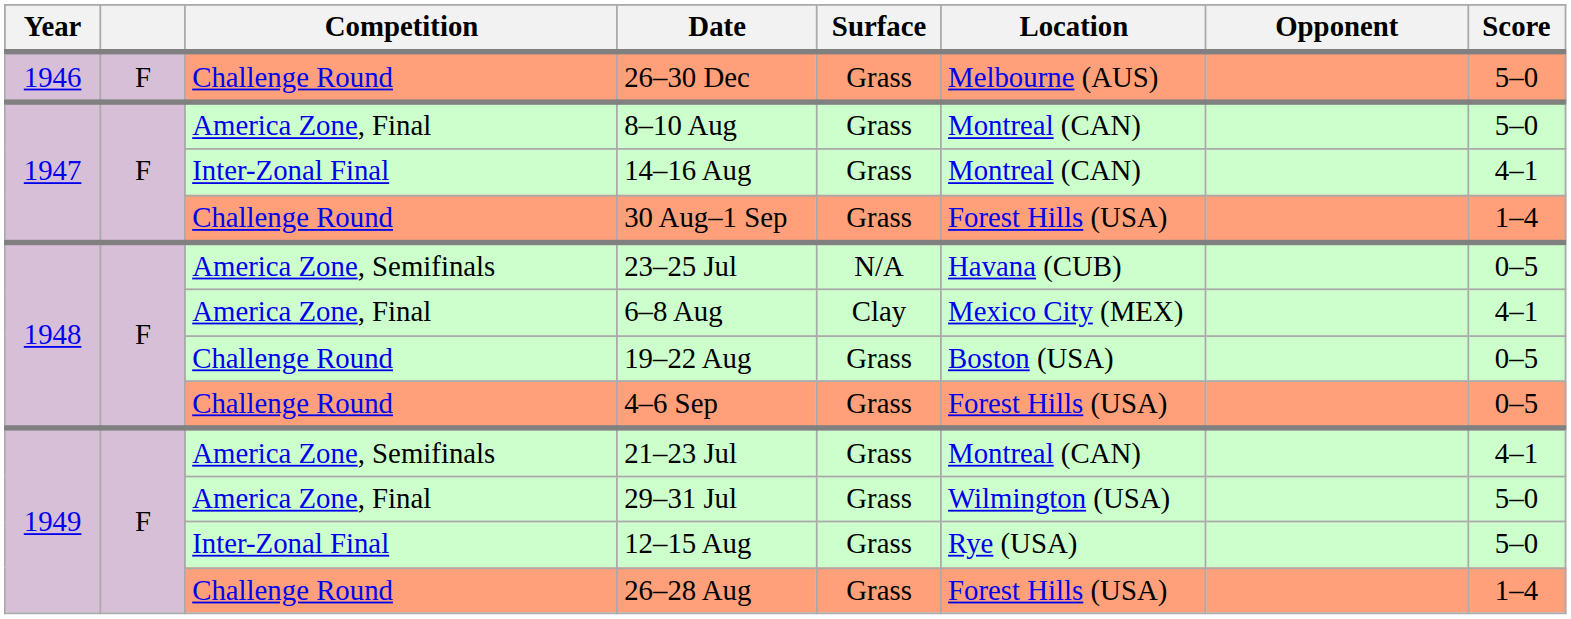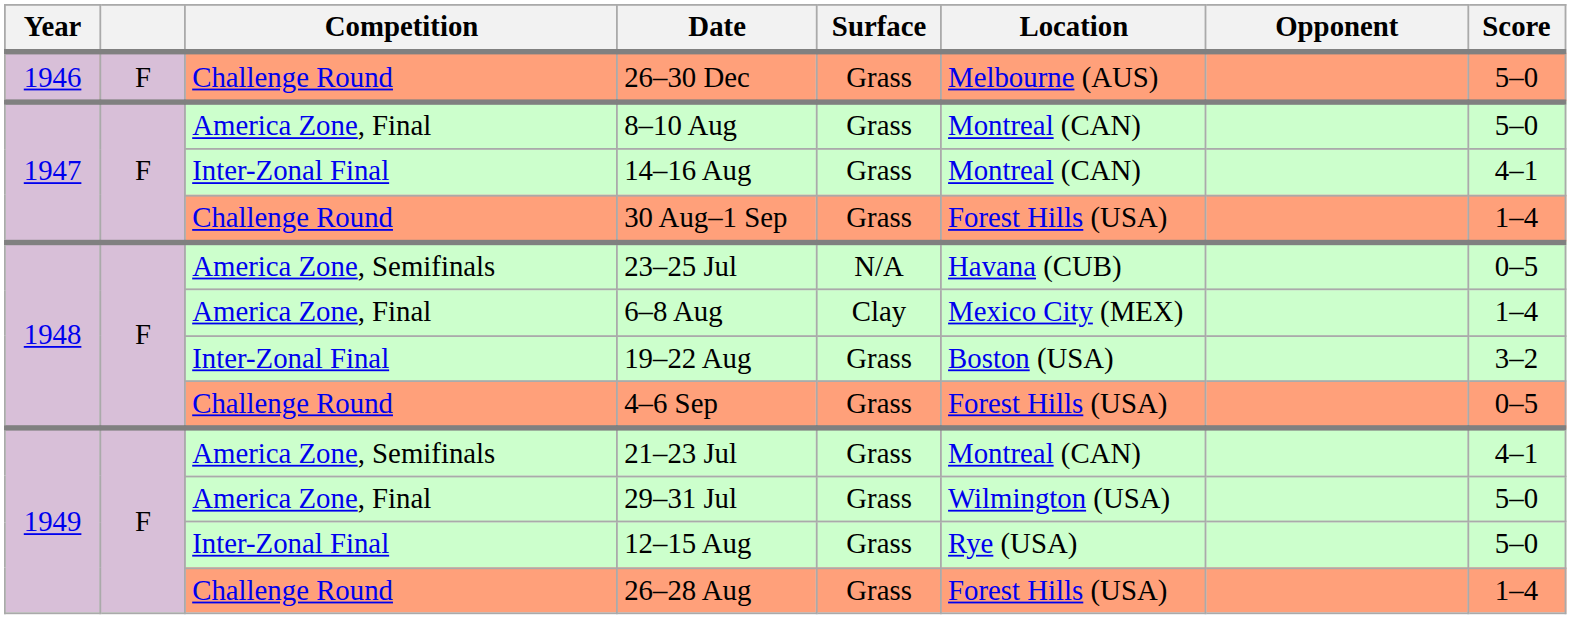(1516, 312) 4–1 -> (1516, 312) 1–4
(293, 357) Challenge Round -> (291, 357) Inter-Zonal Final
(1516, 357) 0–5 -> (1516, 357) 3–2
